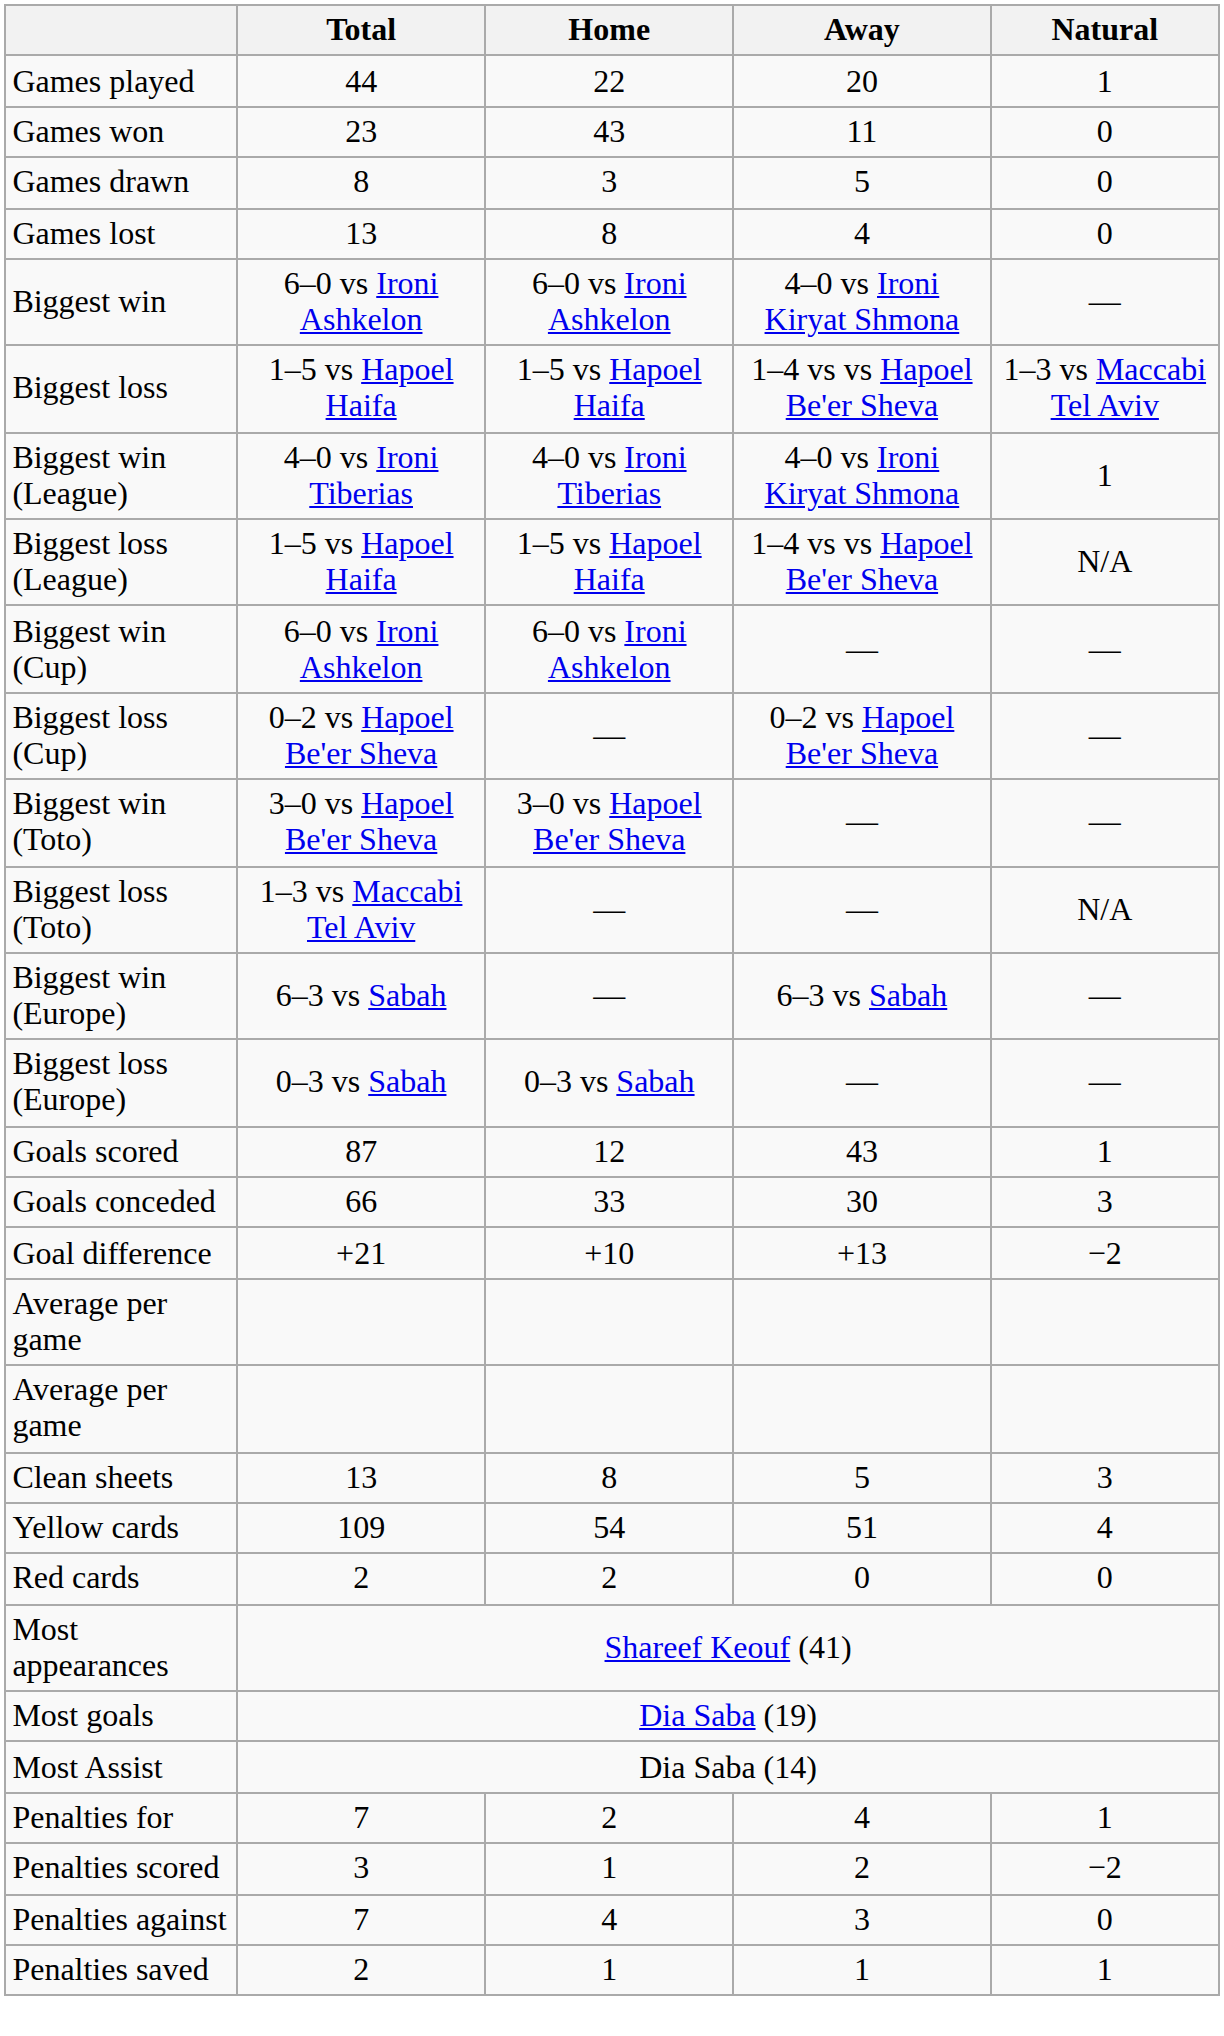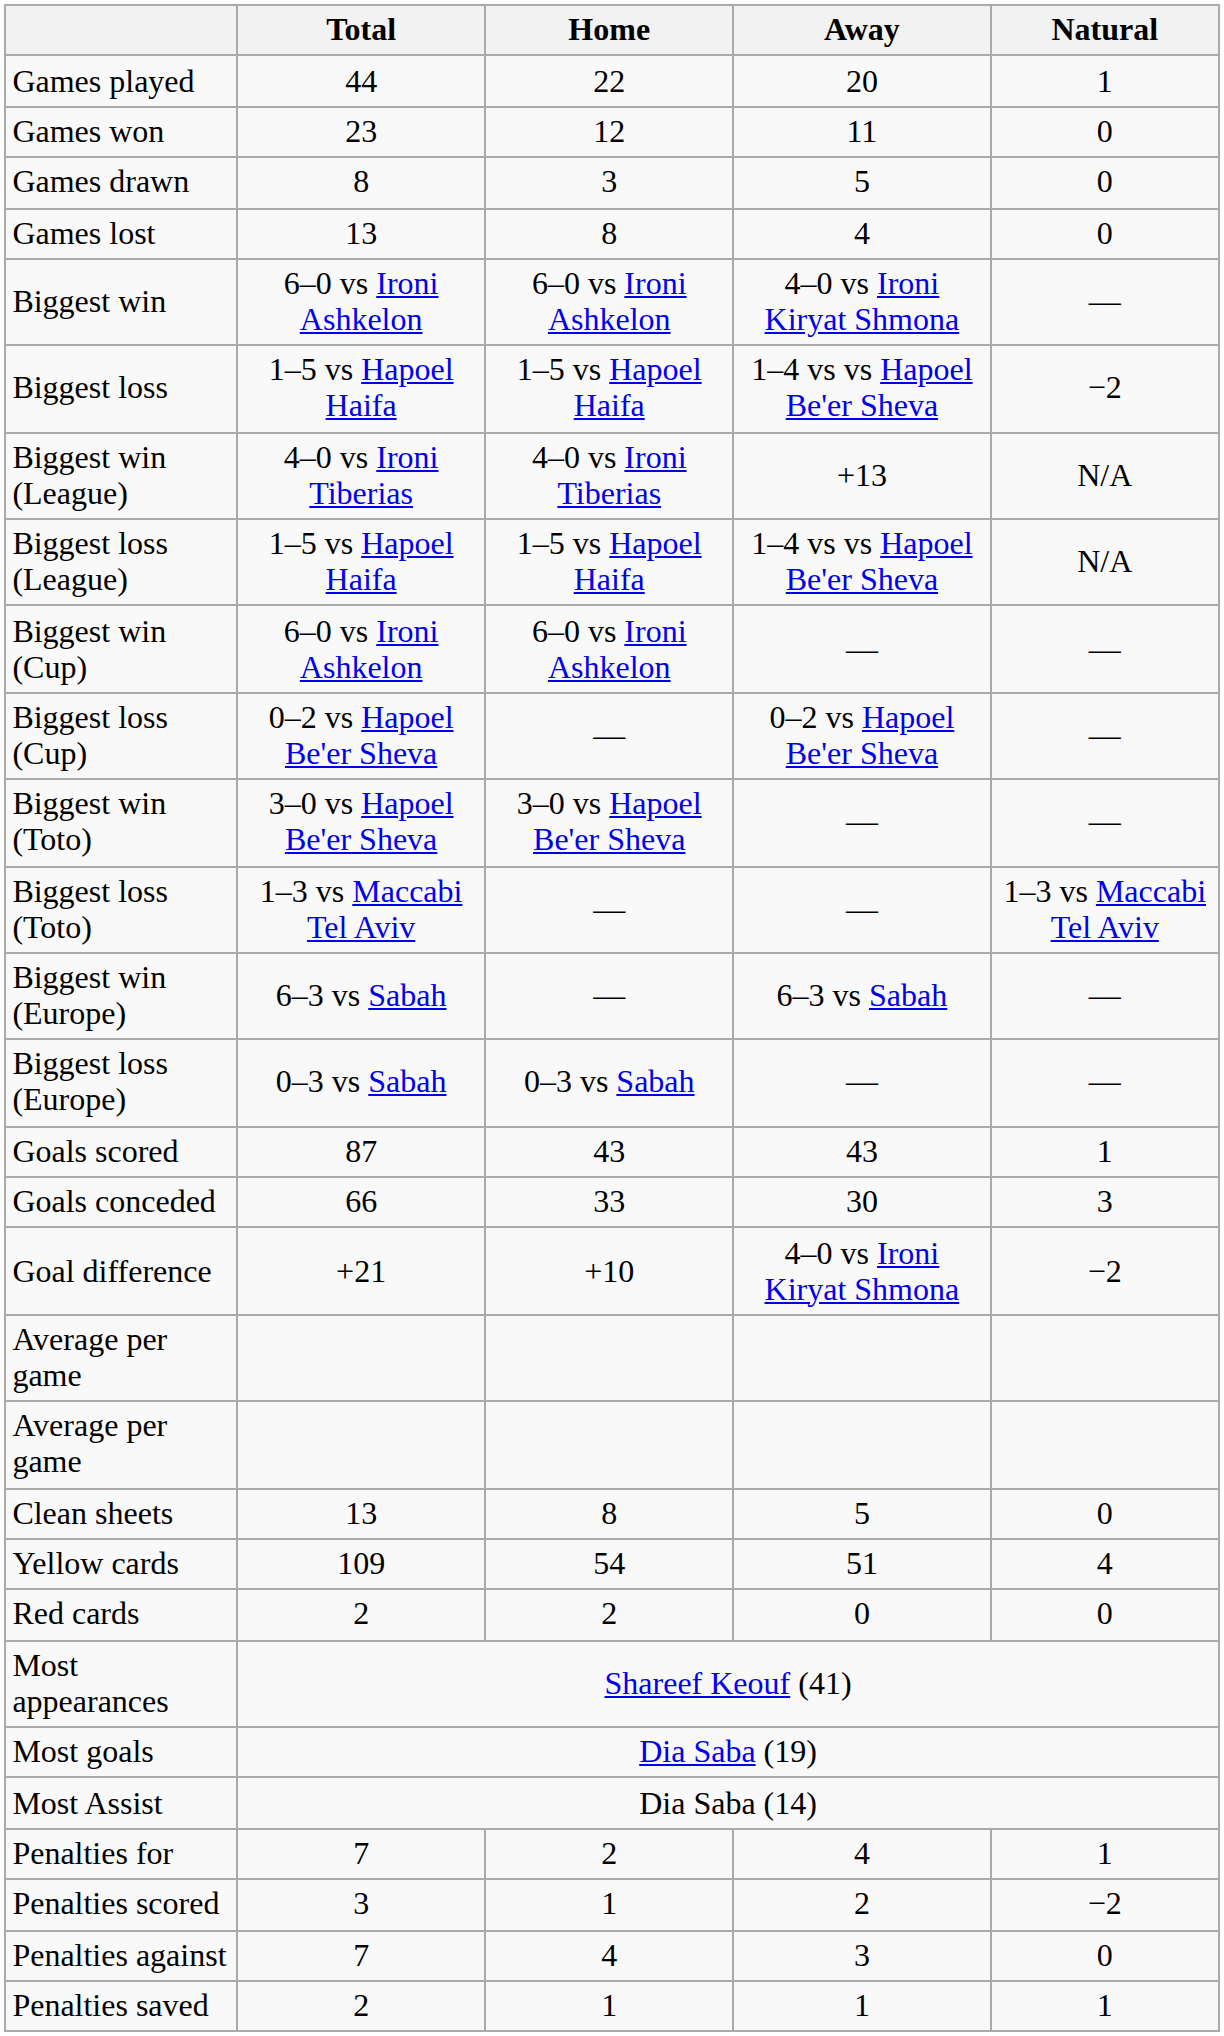(609, 131) 43 -> (609, 131) 12
(1105, 388) 1–3 vs Maccabi Tel Aviv -> (1105, 388) −2
(862, 475) 4–0 vs Ironi Kiryat Shmona -> (862, 475) +13
(1105, 475) 1 -> (1105, 475) N/A
(1105, 908) N/A -> (1105, 908) 1–3 vs Maccabi Tel Aviv
(609, 1151) 12 -> (609, 1151) 43
(862, 1252) +13 -> (862, 1270) 4–0 vs Ironi Kiryat Shmona
(1105, 1476) 3 -> (1105, 1512) 0
